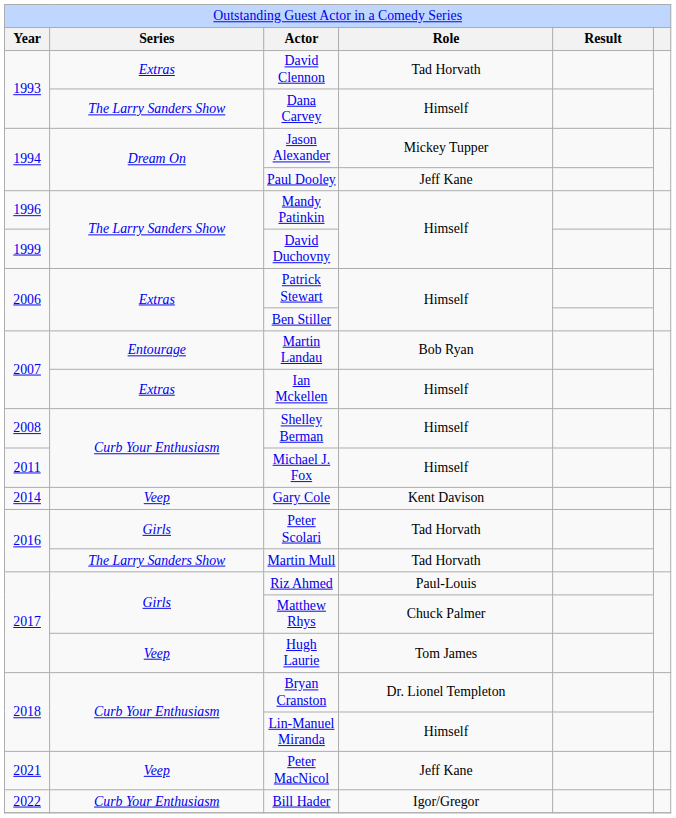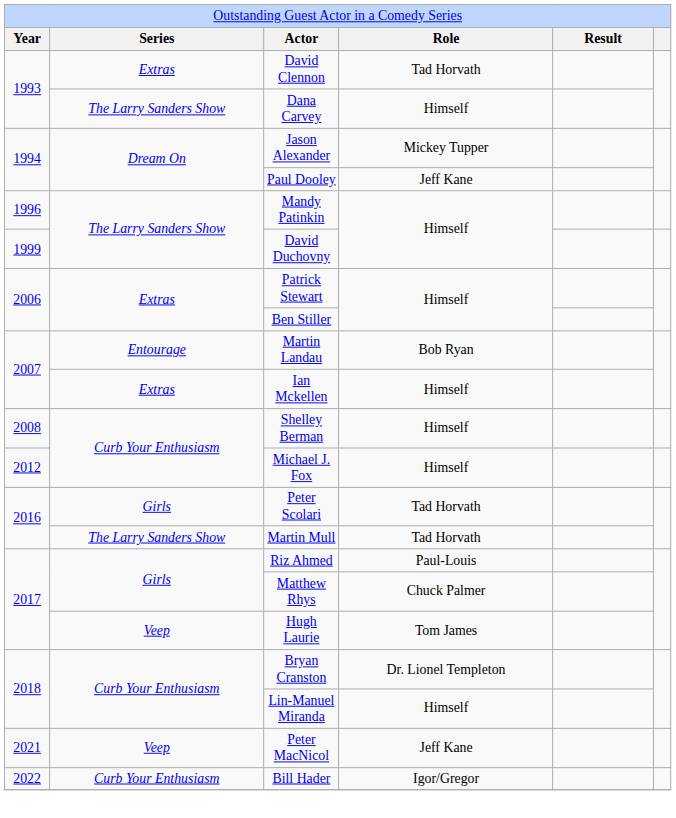(27, 467) 2011 -> (27, 467) 2012
- row: (301, 498)
